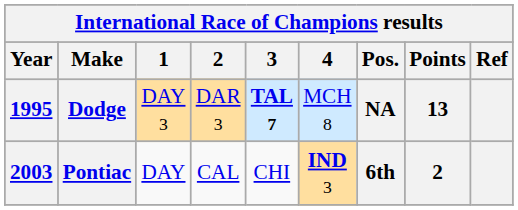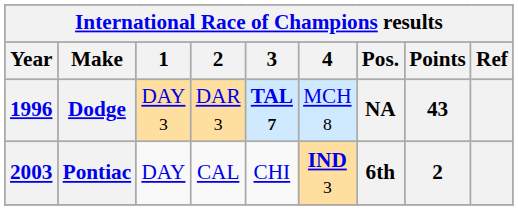(31, 109) 1995 -> (31, 109) 1996
(438, 109) 13 -> (438, 109) 43
